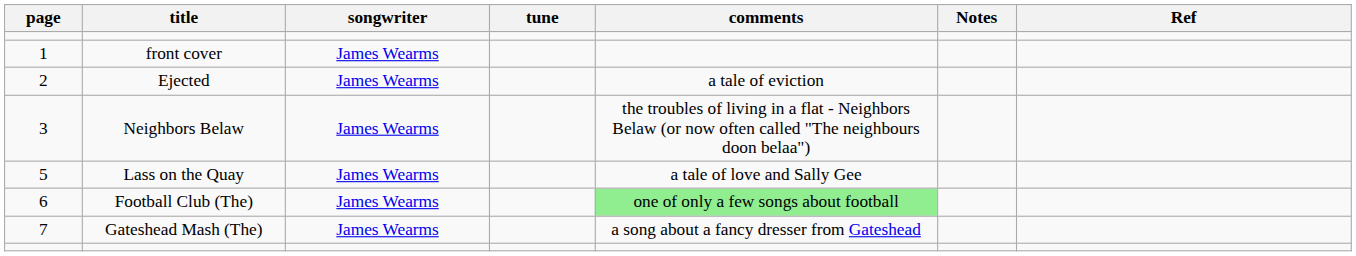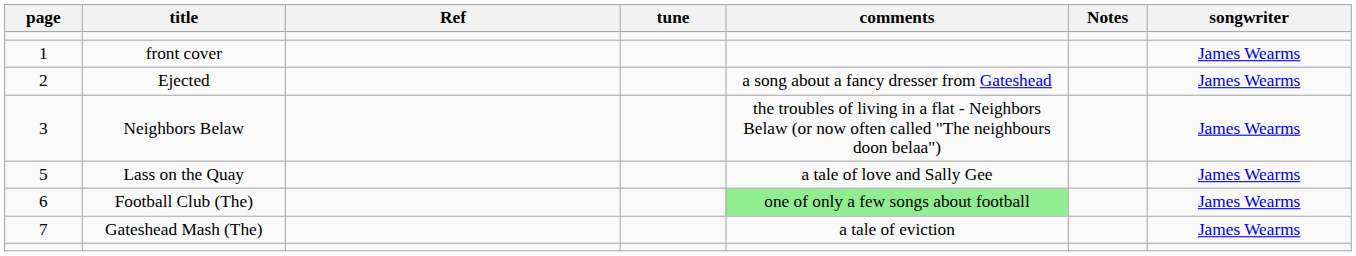columns swapped: (388, 18) <-> (1184, 18)
(766, 80) a tale of eviction -> (897, 80) a song about a fancy dresser from Gateshead
(766, 229) a song about a fancy dresser from Gateshead -> (897, 229) a tale of eviction
